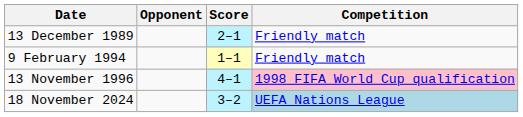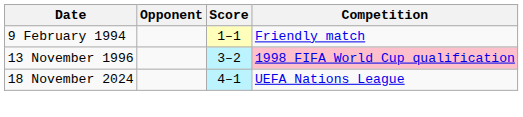- row: (71, 37)
(229, 79) 4–1 -> (229, 58) 3–2
(229, 101) 3–2 -> (229, 79) 4–1
(330, 101) lightblue background -> (330, 79) no background
